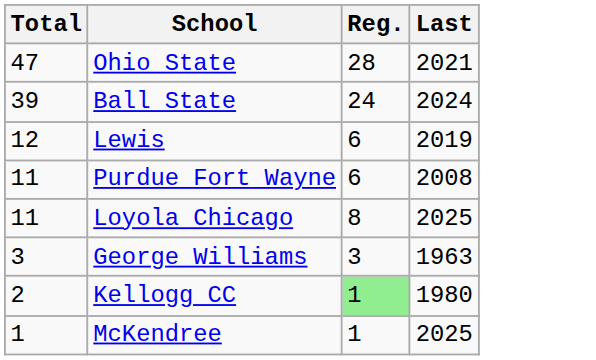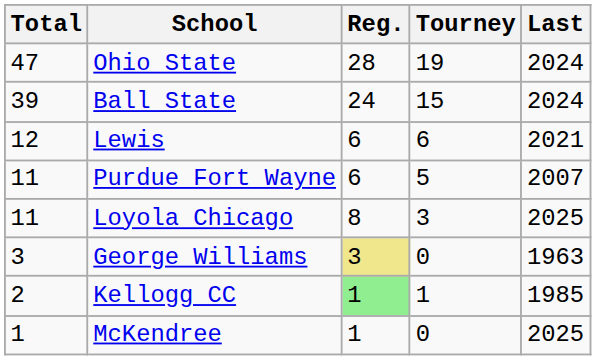+ column: (466, 24)
(444, 63) 2021 -> (556, 63) 2024
(444, 141) 2019 -> (556, 141) 2021
(444, 179) 2008 -> (556, 179) 2007
(354, 257) no background -> (354, 257) khaki background
(444, 296) 1980 -> (556, 296) 1985
